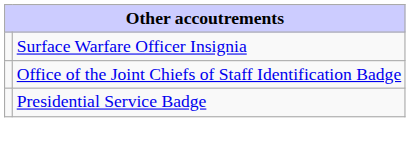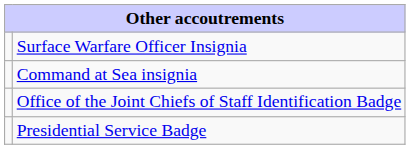+ row: (107, 74)
